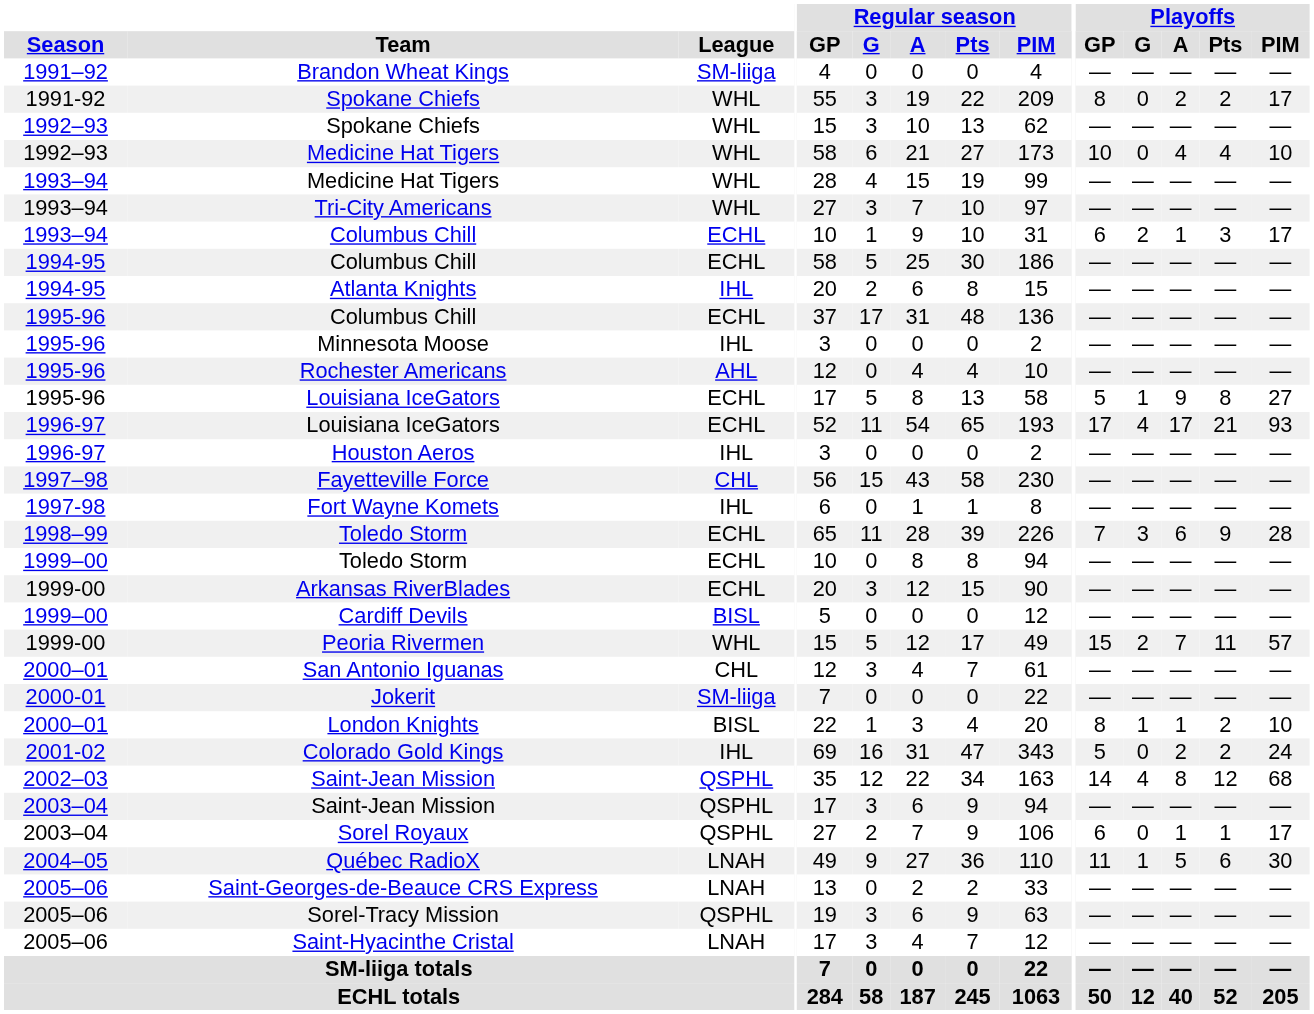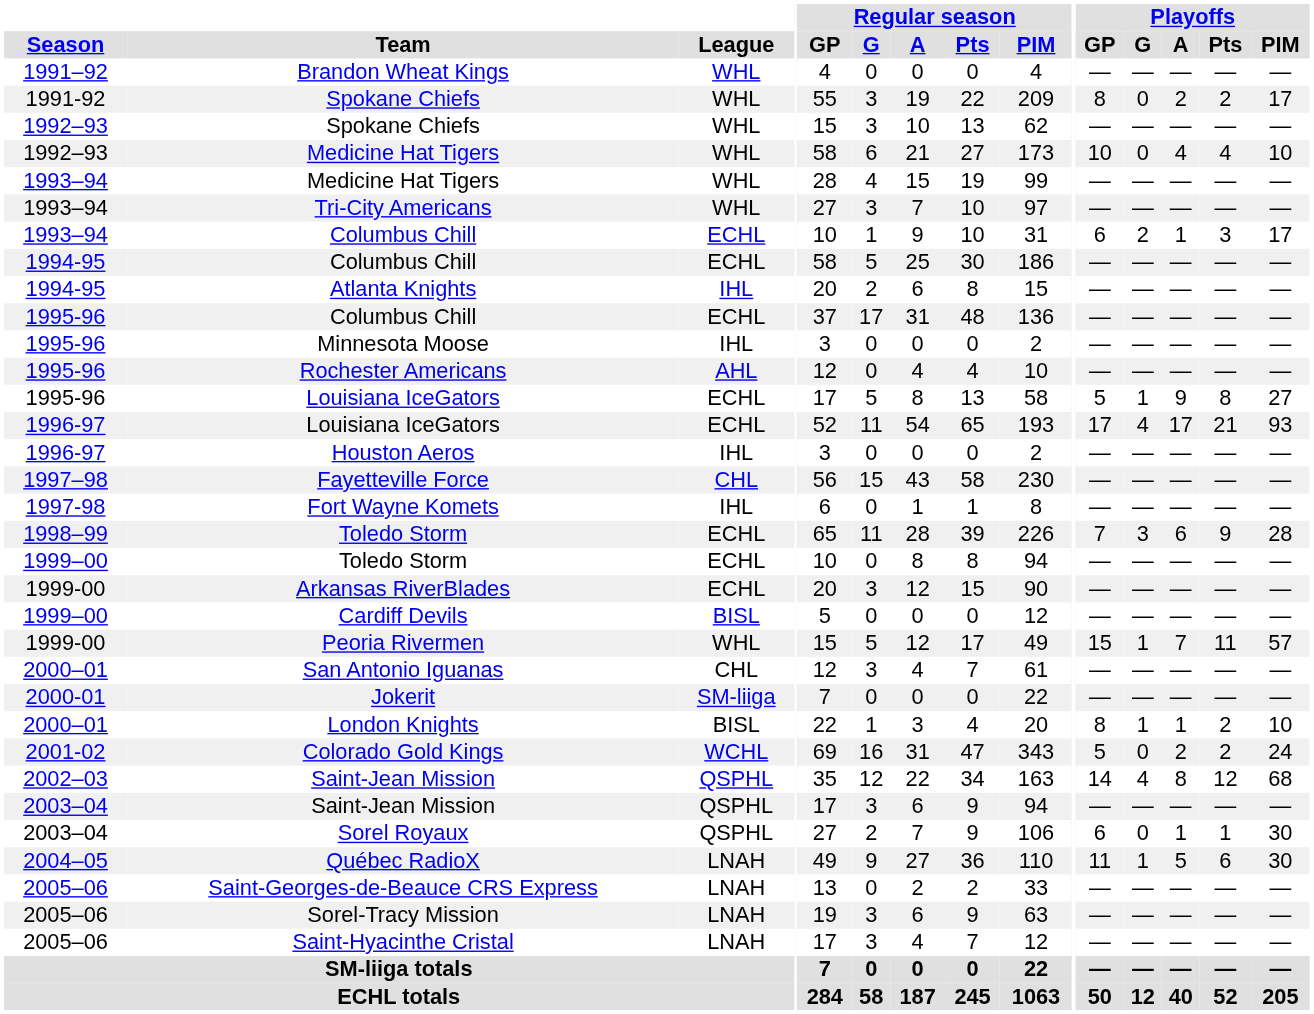(736, 71) SM-liiga -> (736, 71) WHL
(1143, 643) 2 -> (1143, 643) 1
(736, 751) IHL -> (736, 751) WCHL
(1280, 833) 17 -> (1280, 833) 30
(736, 915) QSPHL -> (736, 915) LNAH
